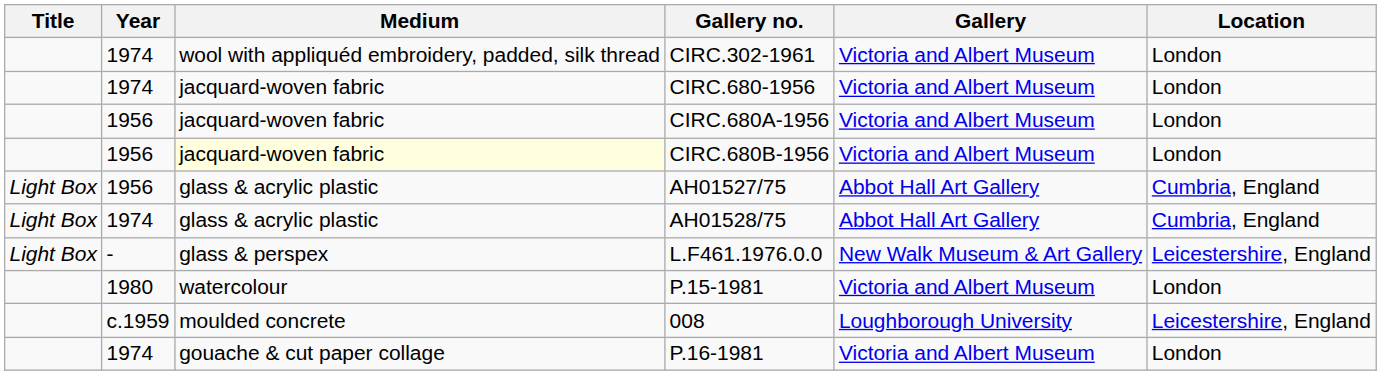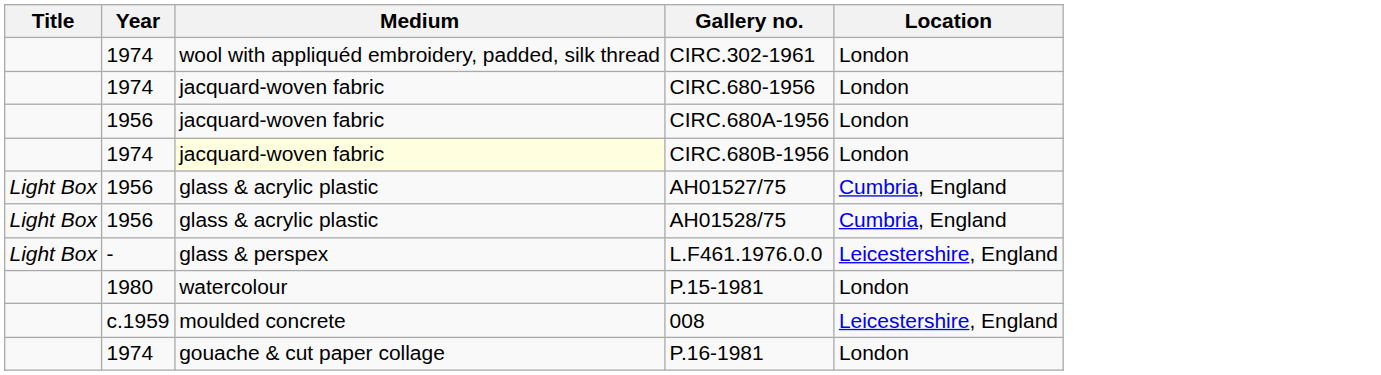- column: (991, 21)
(130, 154) 1956 -> (130, 154) 1974
(130, 220) 1974 -> (130, 220) 1956
